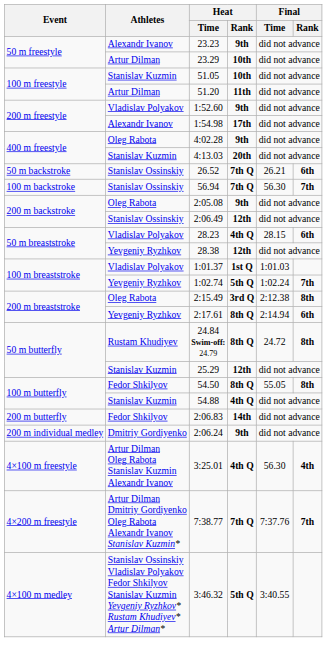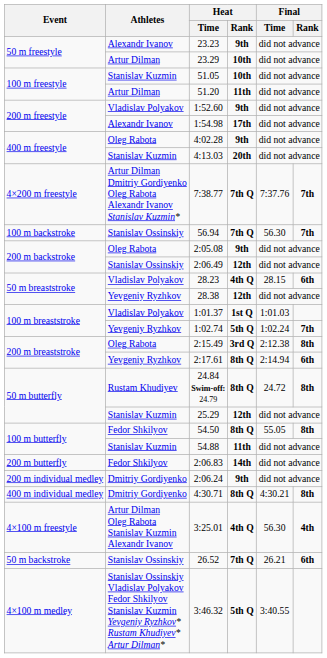rows swapped: (208, 171) <-> (208, 522)
(242, 401) 4th Q -> (242, 447) 11th
+ row: (208, 494)
